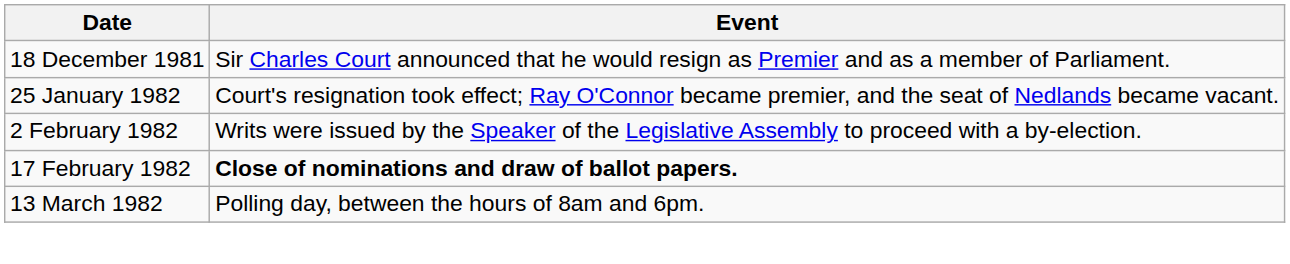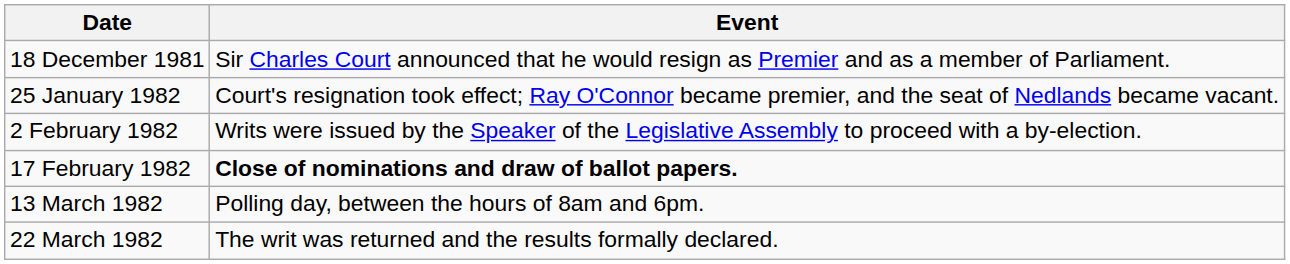+ row: (86, 240)
